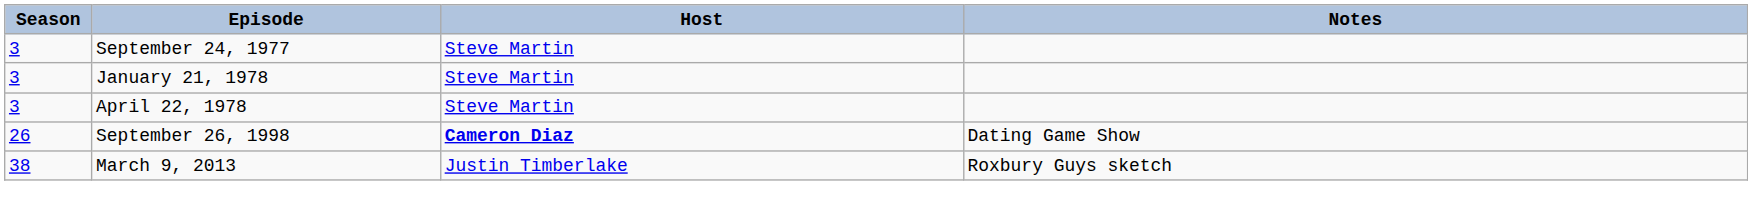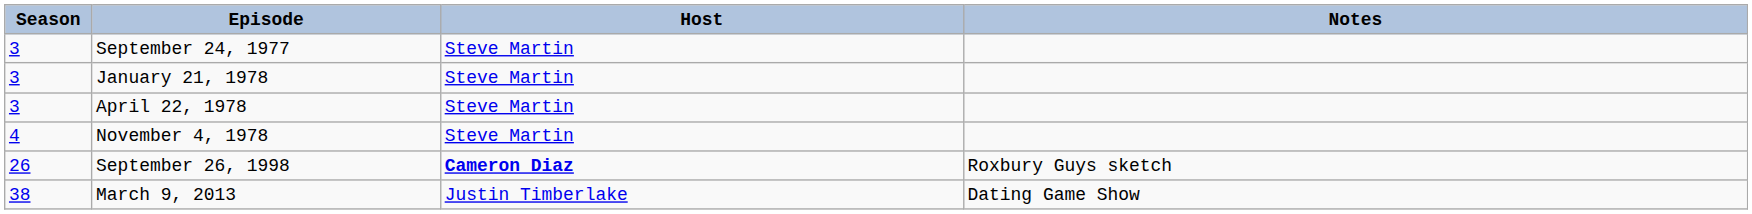+ row: (182, 136)
(1054, 136) Dating Game Show -> (1070, 166) Roxbury Guys sketch
(1070, 166) Roxbury Guys sketch -> (1054, 195) Dating Game Show
